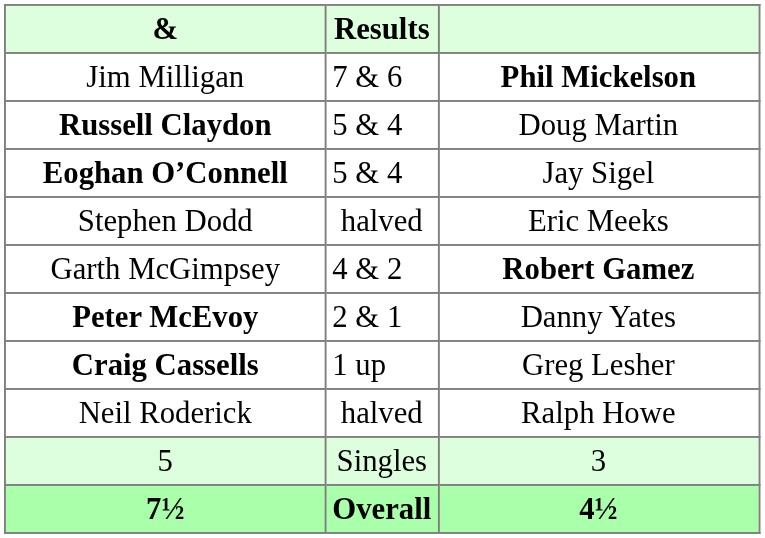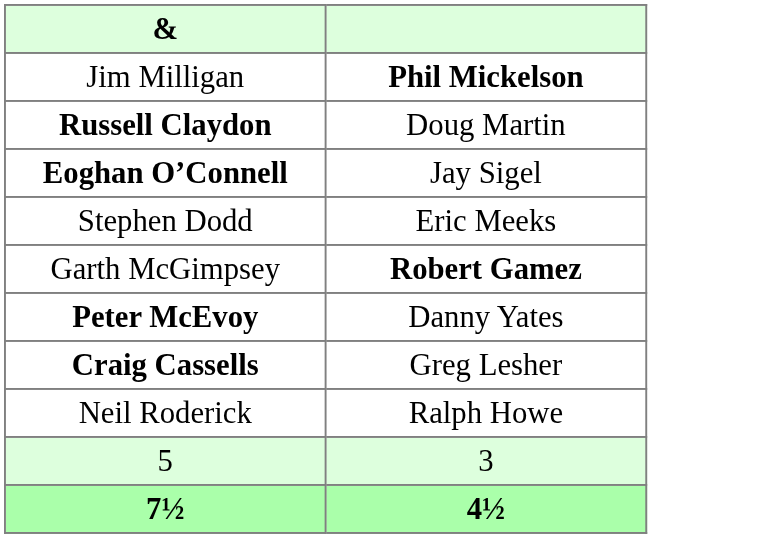- column: (382, 28)
